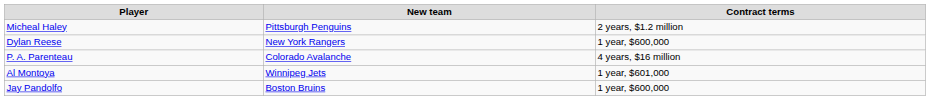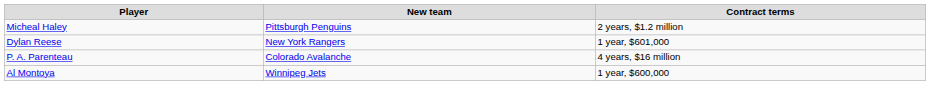(633, 42) 1 year, $600,000 -> (633, 42) 1 year, $601,000
(633, 73) 1 year, $601,000 -> (633, 73) 1 year, $600,000
- row: (34, 88)
